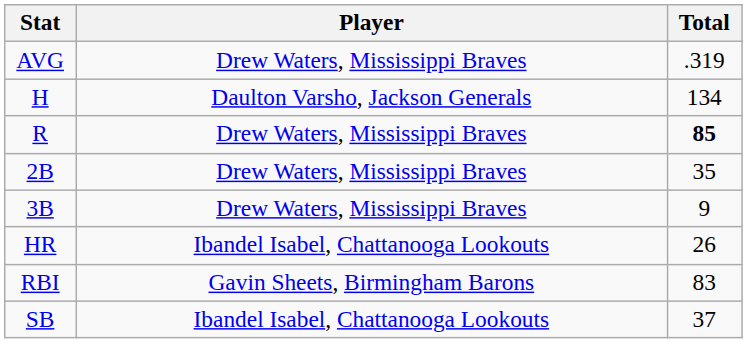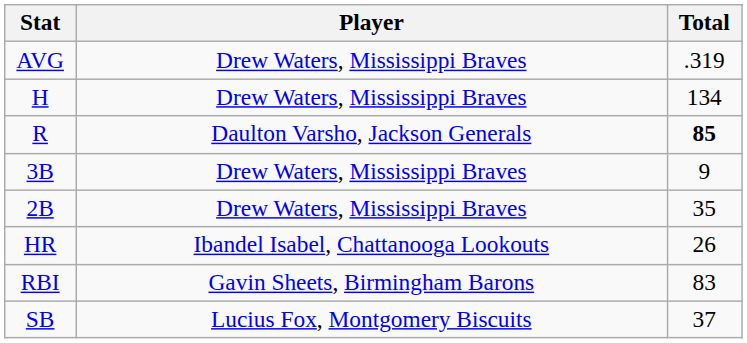(371, 97) Daulton Varsho, Jackson Generals -> (371, 97) Drew Waters, Mississippi Braves
(371, 134) Drew Waters, Mississippi Braves -> (371, 134) Daulton Varsho, Jackson Generals
rows swapped: (40, 171) <-> (40, 208)
(371, 319) Ibandel Isabel, Chattanooga Lookouts -> (371, 319) Lucius Fox, Montgomery Biscuits
